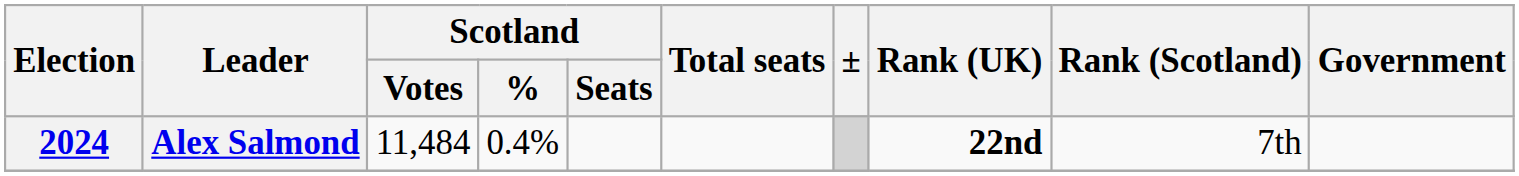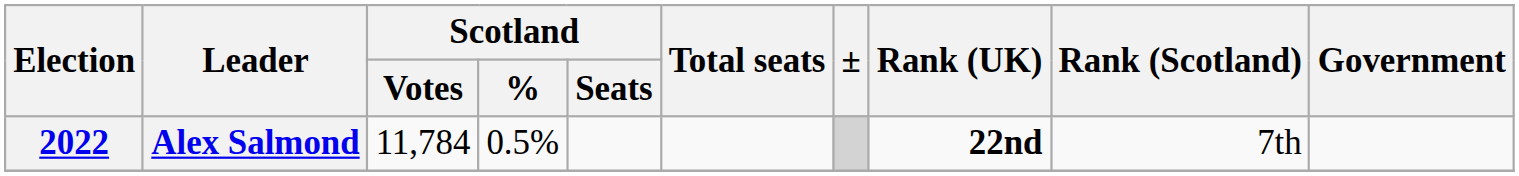(74, 142) 2024 -> (74, 142) 2022
(423, 142) 11,484 -> (423, 142) 11,784
(523, 142) 0.4% -> (523, 142) 0.5%
